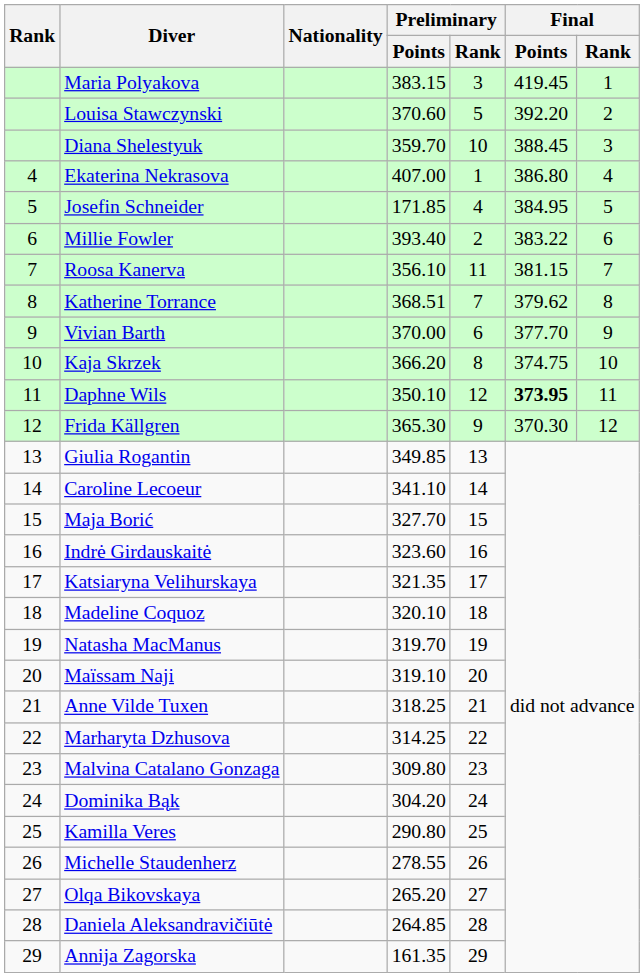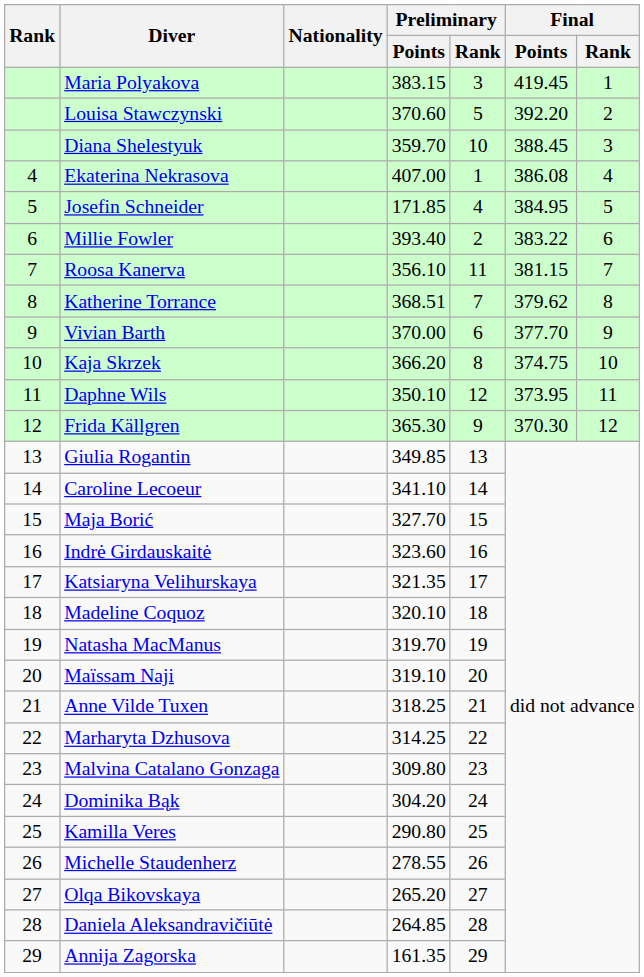(541, 176) 386.80 -> (541, 176) 386.08
(541, 394) bold -> (541, 394) normal
